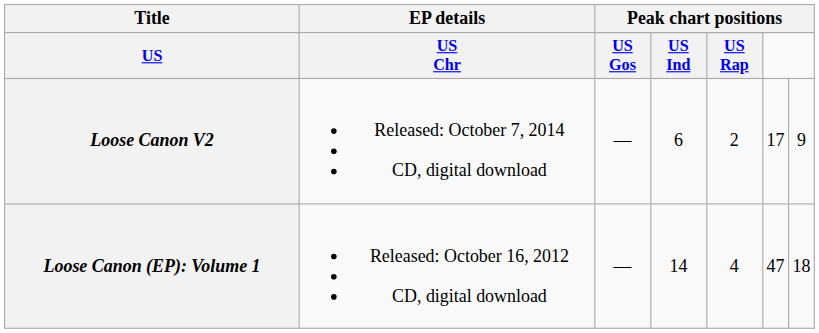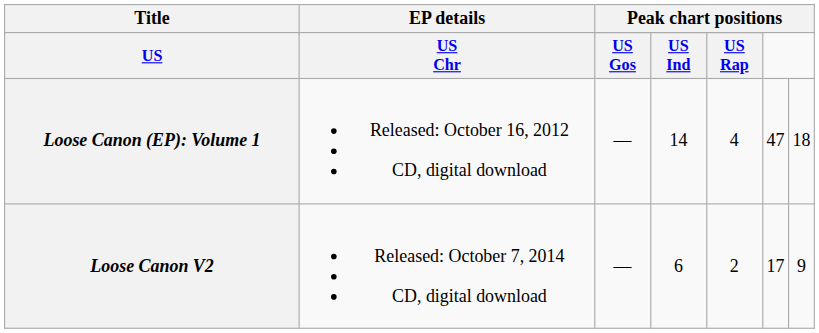rows swapped: (152, 265) <-> (152, 140)
